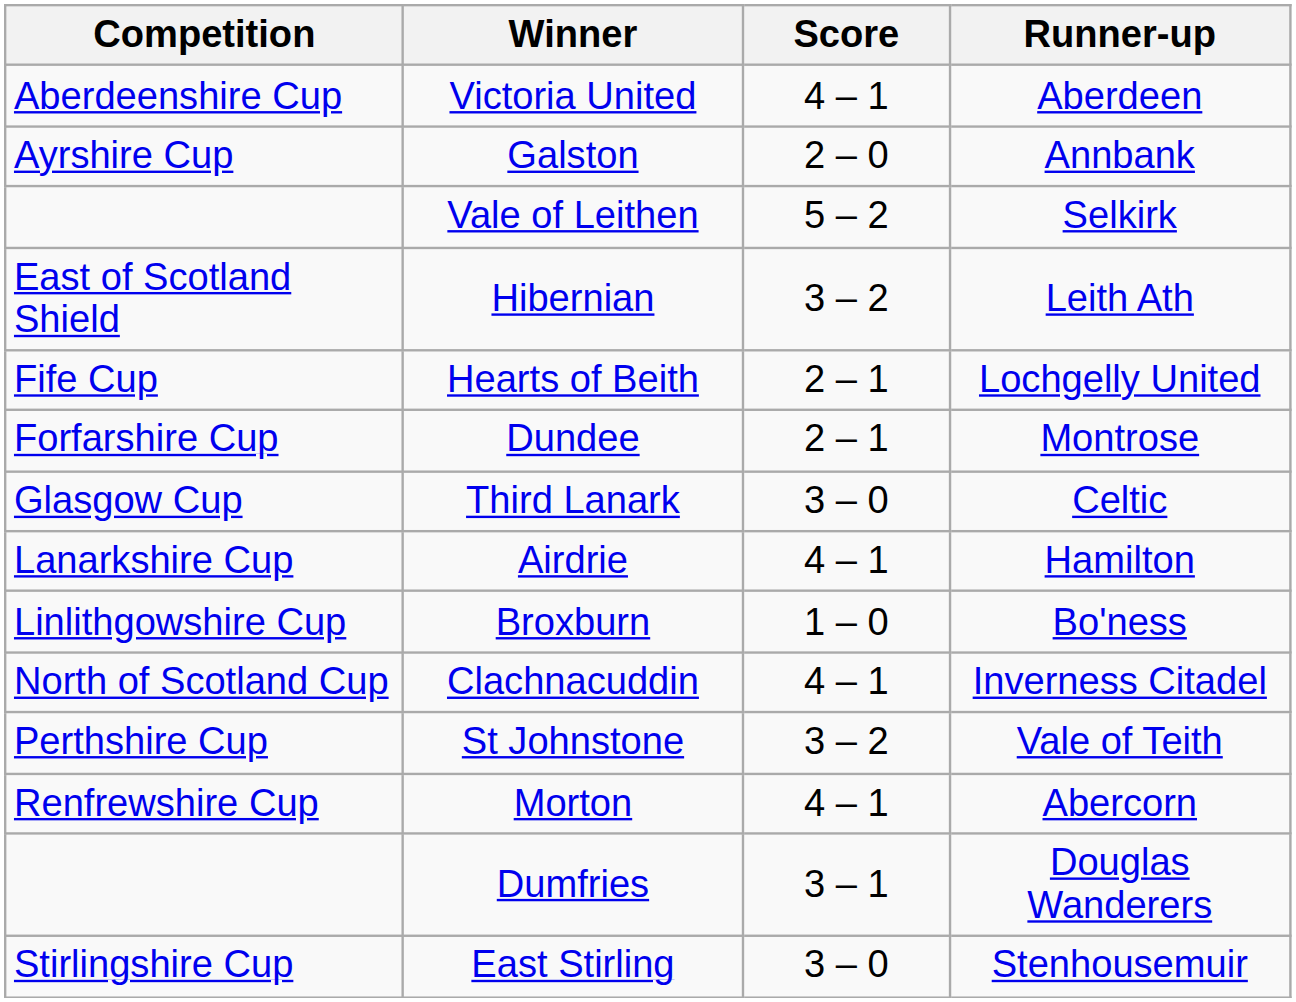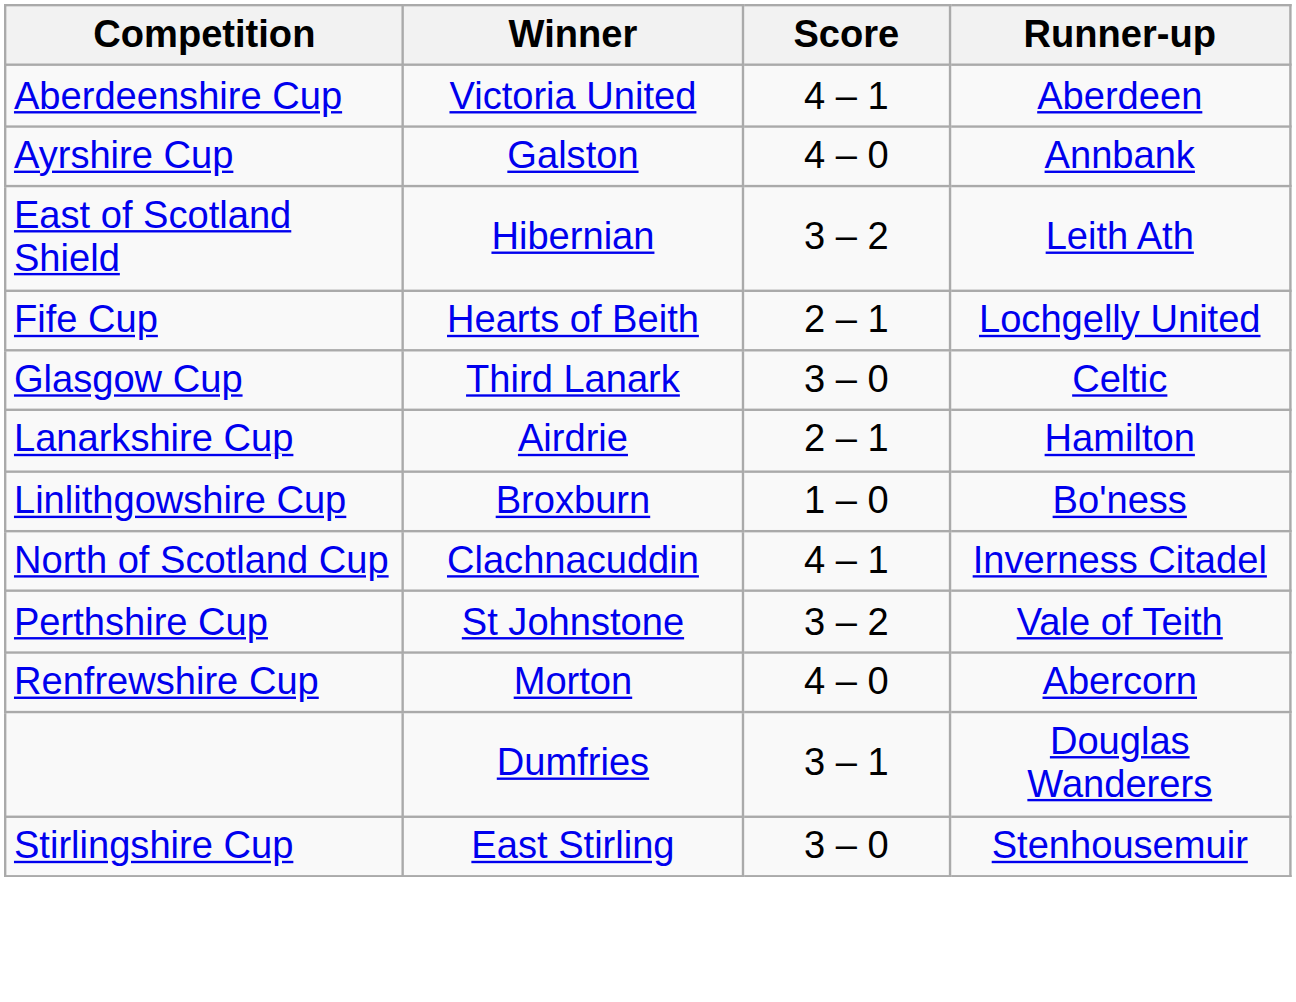(846, 155) 2 – 0 -> (846, 155) 4 – 0
- row: (573, 215)
- row: (573, 439)
(846, 560) 4 – 1 -> (846, 439) 2 – 1
(846, 802) 4 – 1 -> (846, 681) 4 – 0
